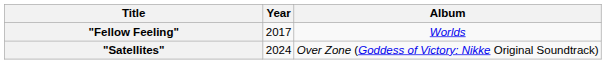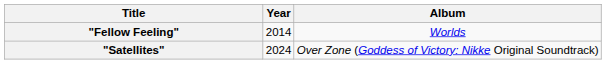(279, 31) 2017 -> (279, 31) 2014
